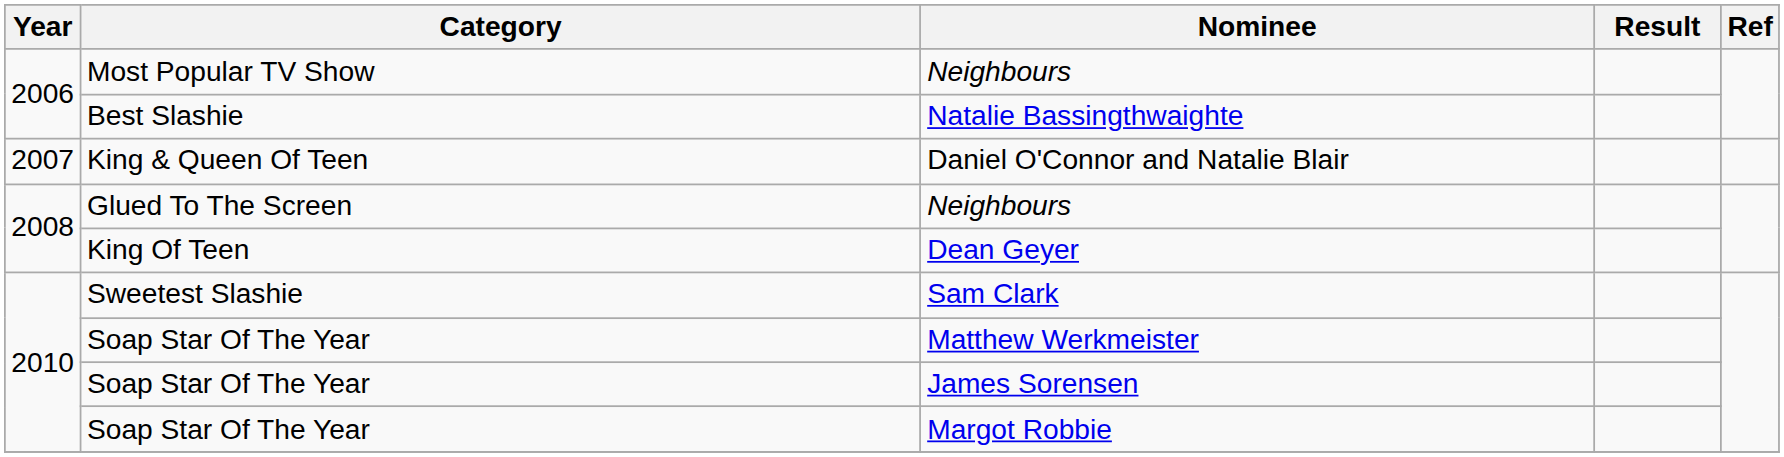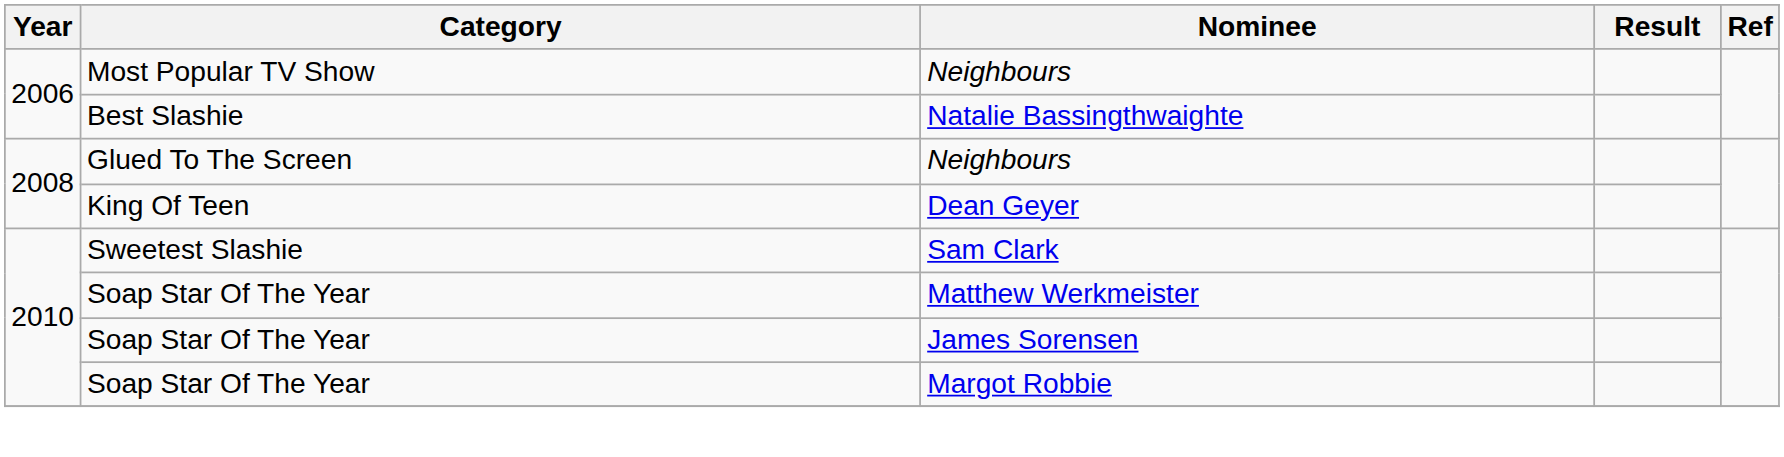- row: (228, 160)
